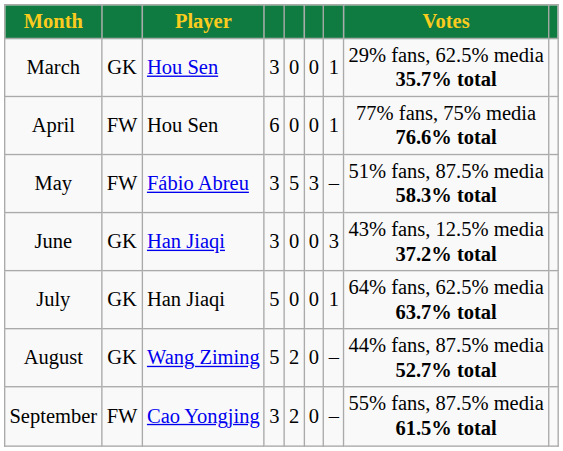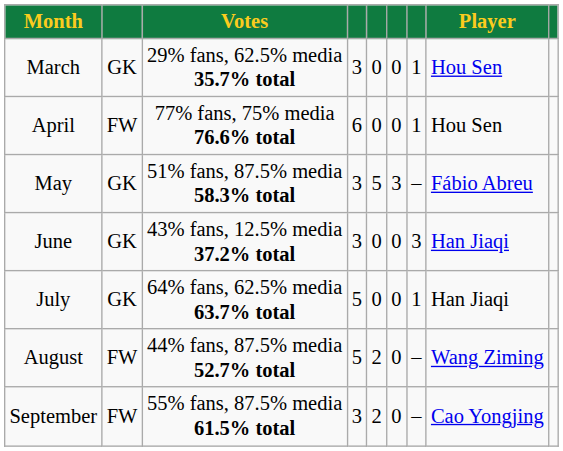columns swapped: (203, 21) <-> (446, 21)
(122, 183) FW -> (122, 183) GK
(122, 358) GK -> (122, 358) FW
